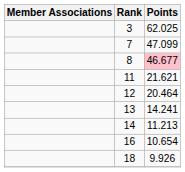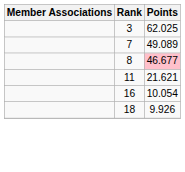(162, 45) 47.099 -> (162, 45) 49.089
- row: (129, 93)
- row: (129, 110)
- row: (129, 126)
(162, 142) 10.654 -> (162, 93) 10.054
